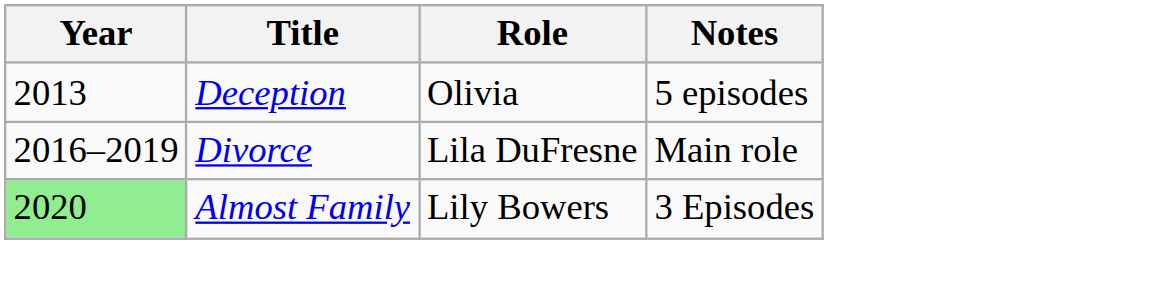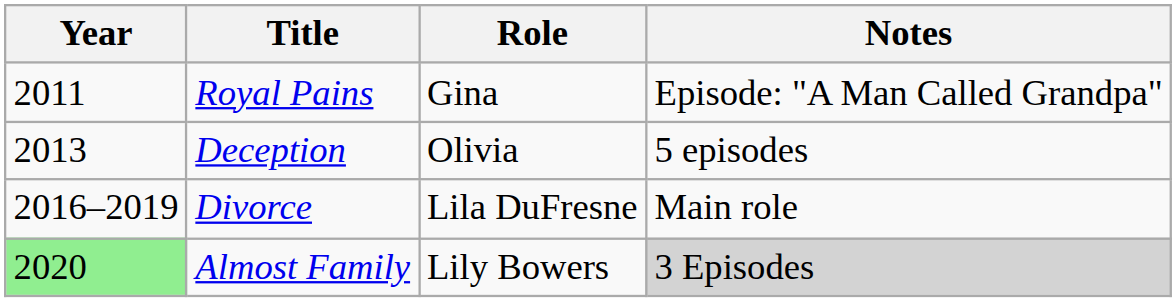+ row: (284, 91)
(734, 207) no background -> (734, 265) lightgrey background
